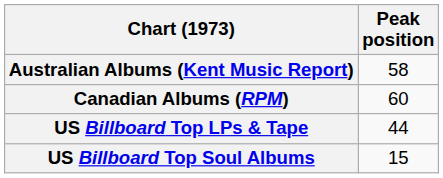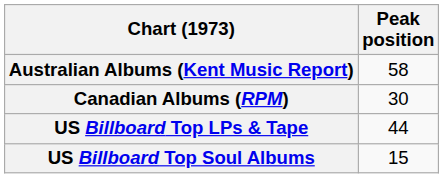(398, 98) 60 -> (398, 98) 30
